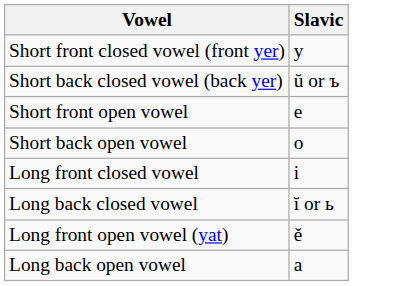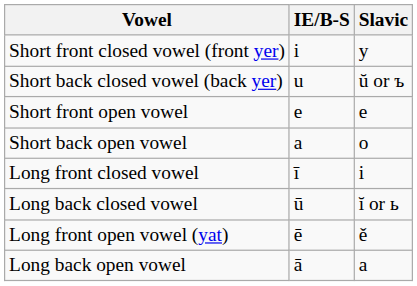+ column: (322, 19)
